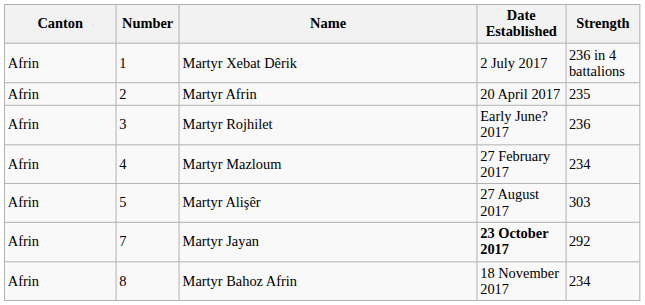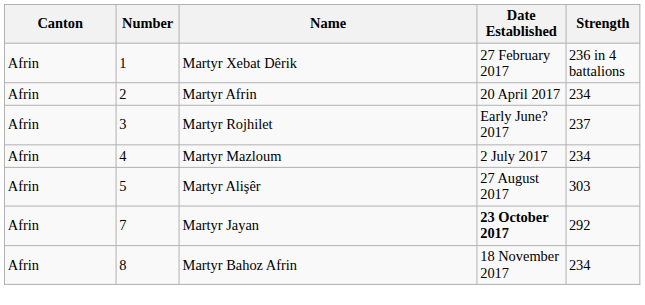(514, 63) 2 July 2017 -> (515, 63) 27 February 2017
(580, 93) 235 -> (580, 93) 234
(580, 124) 236 -> (580, 124) 237
(515, 163) 27 February 2017 -> (514, 155) 2 July 2017
